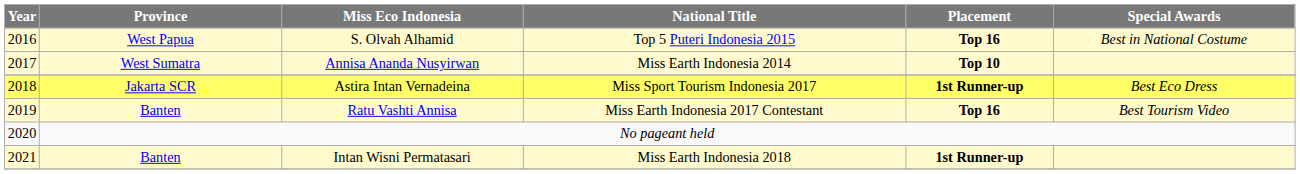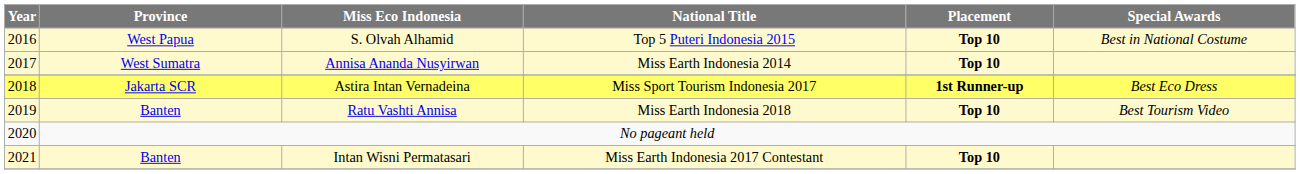(979, 40) Top 16 -> (979, 40) Top 10
(714, 110) Miss Earth Indonesia 2017 Contestant -> (714, 110) Miss Earth Indonesia 2018
(979, 110) Top 16 -> (979, 110) Top 10
(714, 157) Miss Earth Indonesia 2018 -> (714, 157) Miss Earth Indonesia 2017 Contestant
(979, 157) 1st Runner-up -> (979, 157) Top 10
